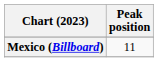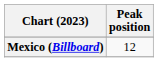(130, 47) 11 -> (130, 47) 12
